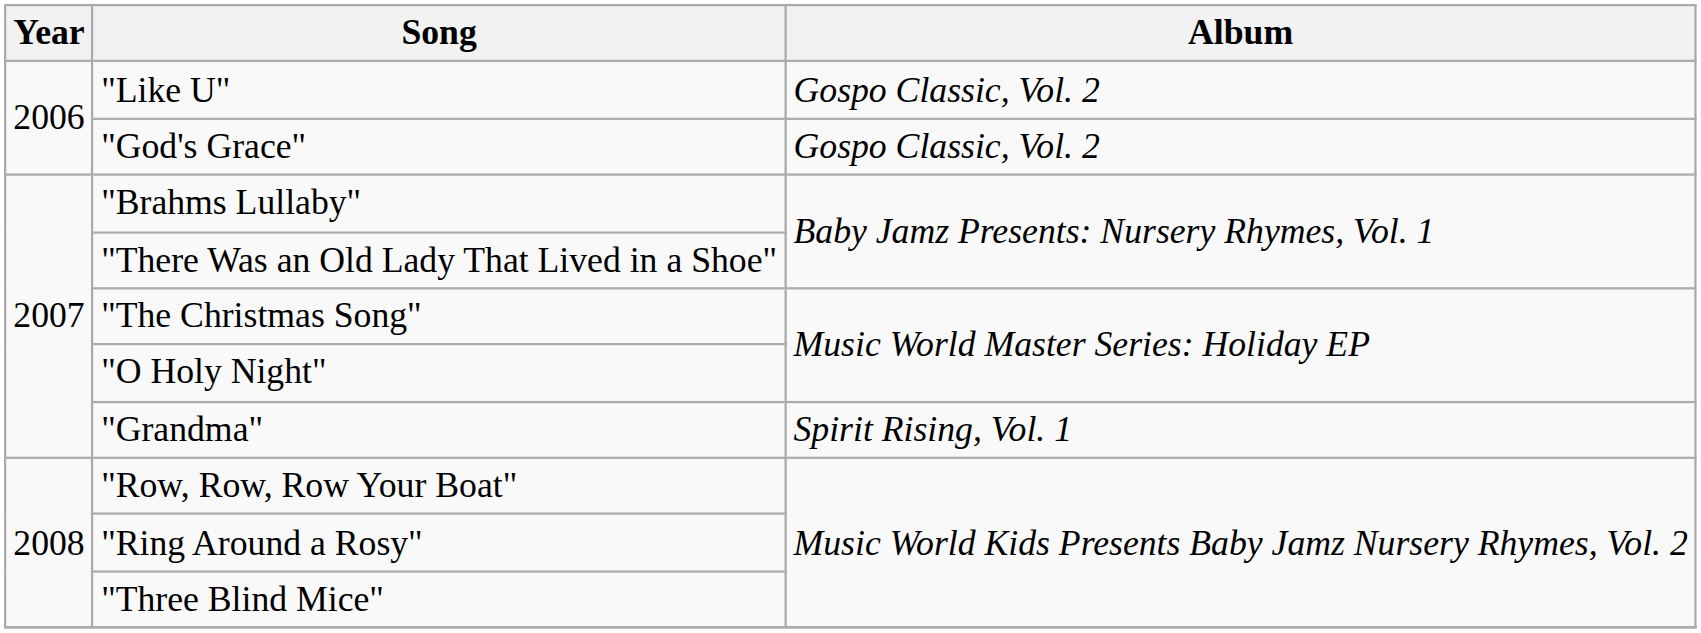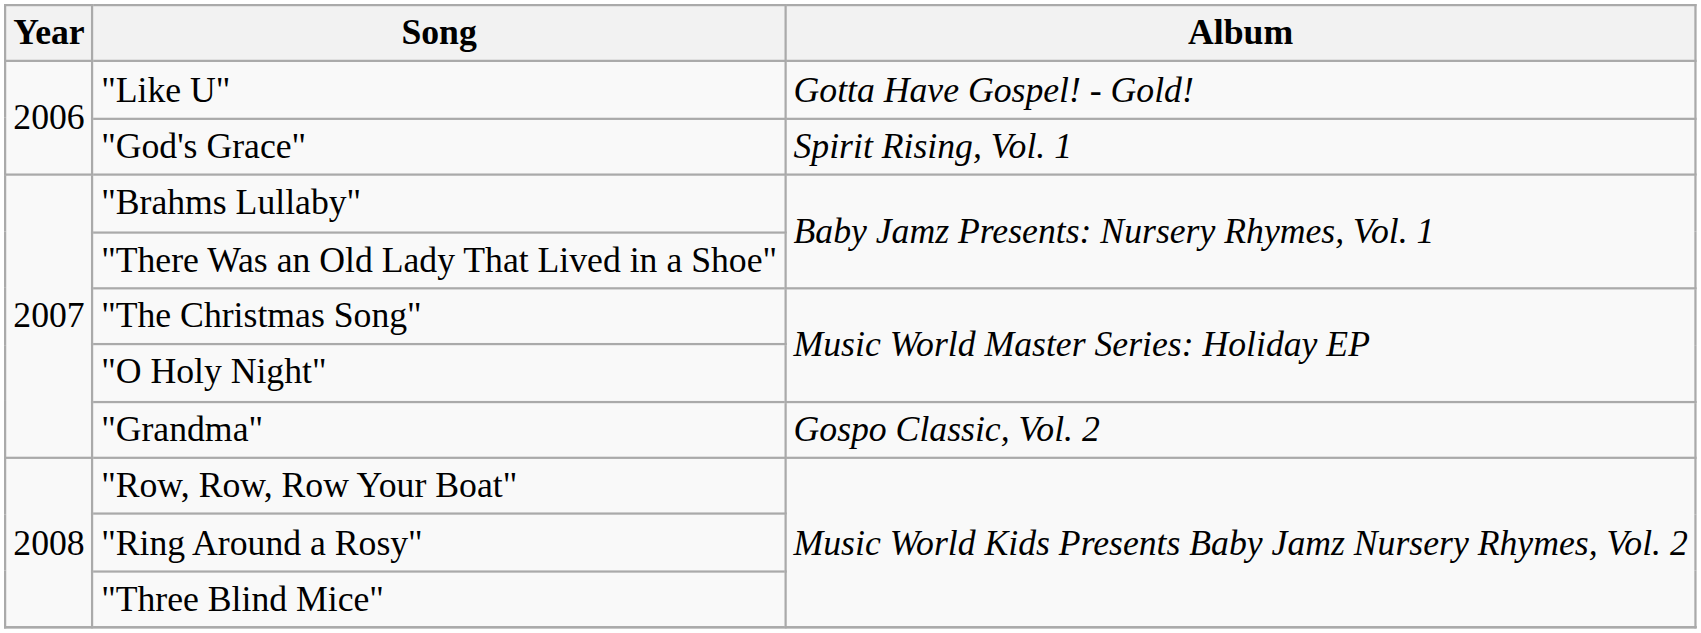(947, 89) Gospo Classic, Vol. 2 -> (994, 89) Gotta Have Gospel! - Gold!
(947, 145) Gospo Classic, Vol. 2 -> (933, 145) Spirit Rising, Vol. 1
(933, 428) Spirit Rising, Vol. 1 -> (947, 428) Gospo Classic, Vol. 2
